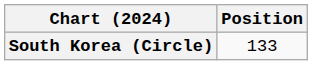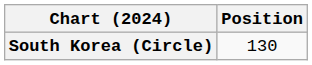(262, 46) 133 -> (262, 46) 130
